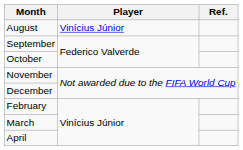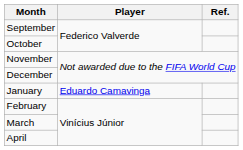- row: (22, 28)
+ row: (24, 91)
